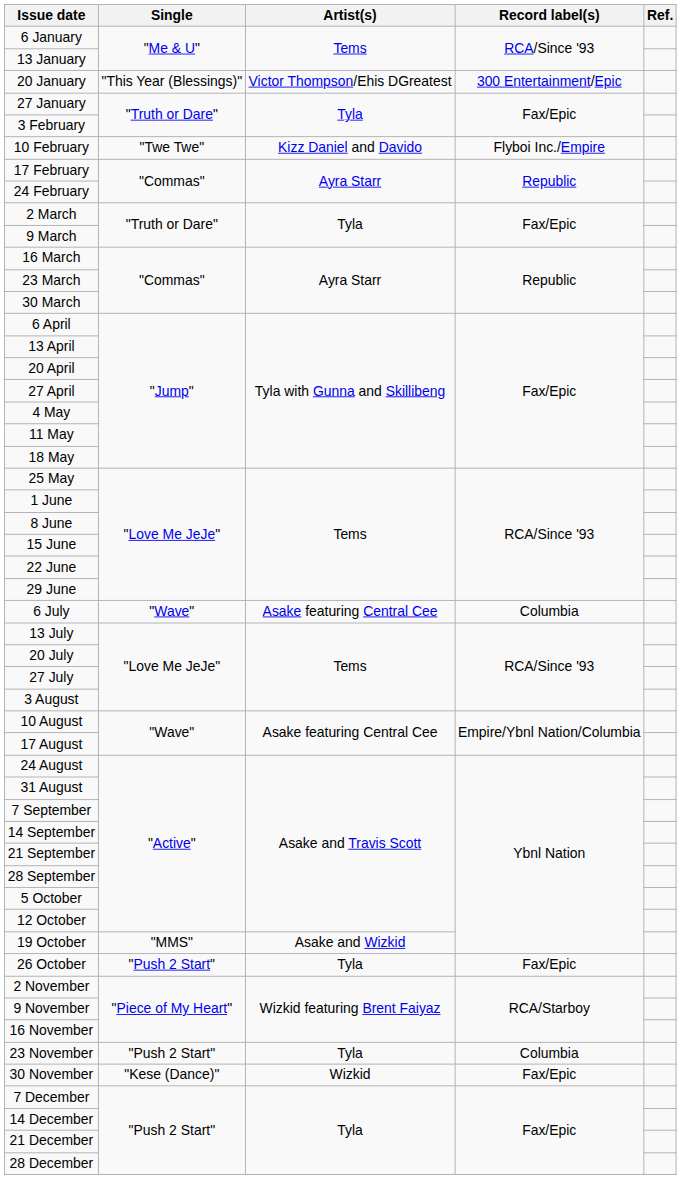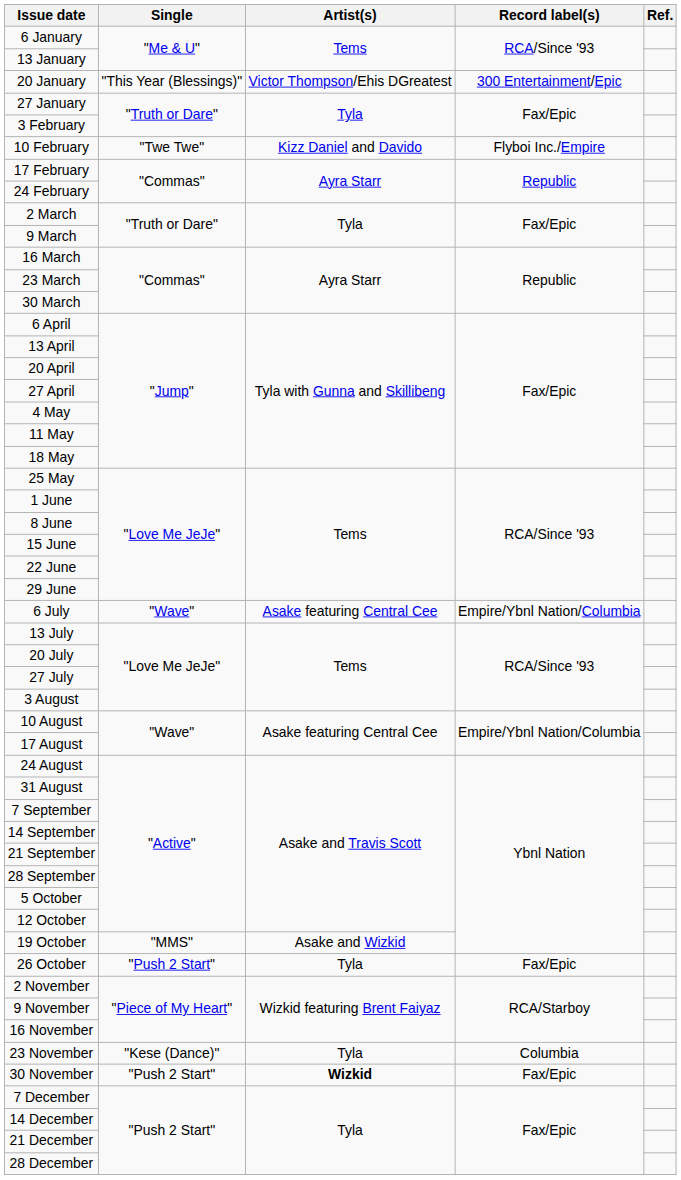(549, 611) Columbia -> (549, 611) Empire/Ybnl Nation/Columbia
(172, 1053) "Push 2 Start" -> (172, 1053) "Kese (Dance)"
(172, 1075) "Kese (Dance)" -> (172, 1075) "Push 2 Start"
(350, 1075) normal -> (350, 1075) bold
